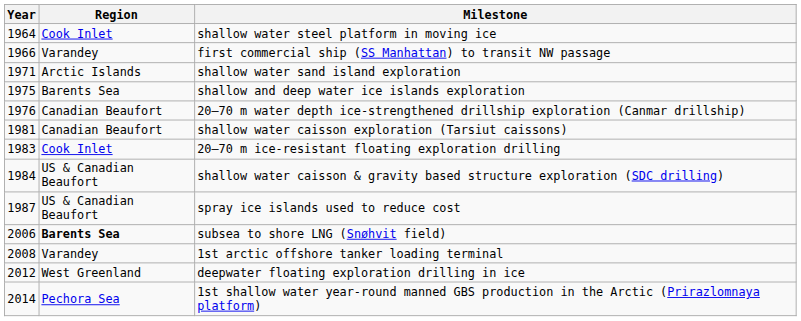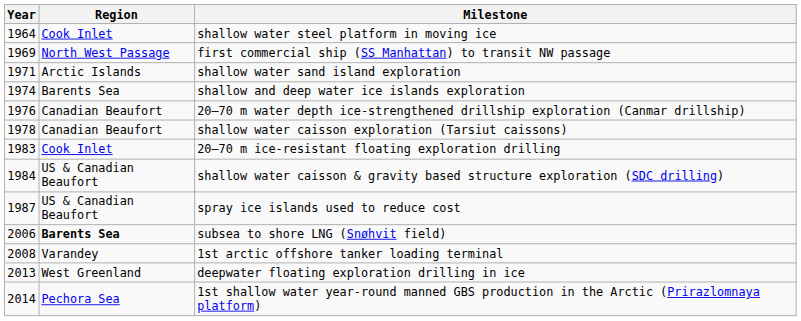(22, 53) 1966 -> (22, 53) 1969
(70, 53) Varandey -> (106, 53) North West Passage
(22, 91) 1975 -> (22, 91) 1974
(22, 130) 1981 -> (22, 130) 1978
(22, 273) 2012 -> (22, 273) 2013
